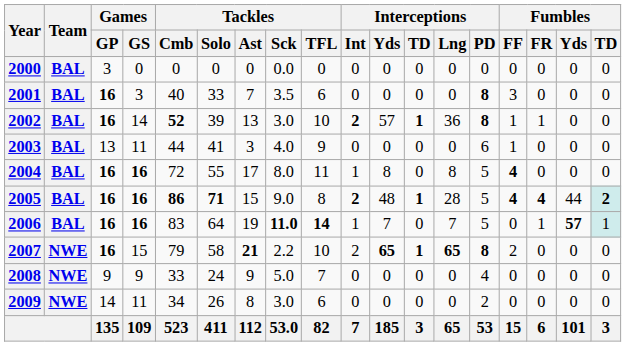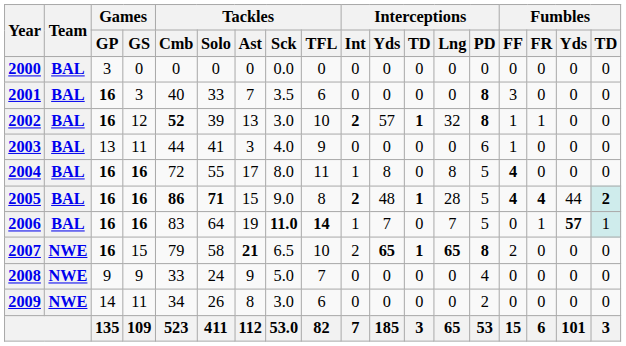(139, 120) 14 -> (139, 120) 12
(452, 120) 36 -> (452, 120) 32
(284, 250) 2.2 -> (284, 250) 6.5
